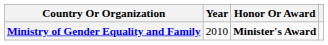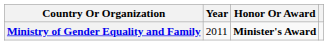(217, 31) 2010 -> (217, 31) 2011
